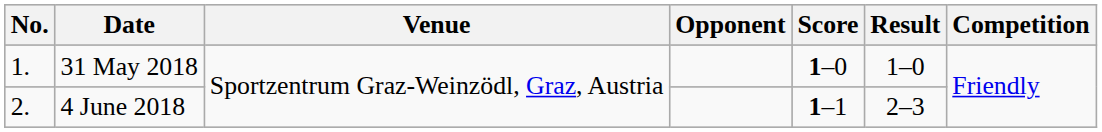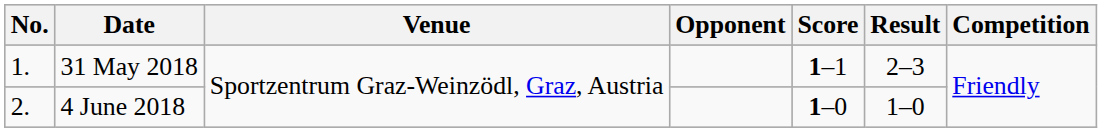(828, 65) 1–0 -> (828, 65) 1–1
(905, 65) 1–0 -> (905, 65) 2–3
(828, 106) 1–1 -> (828, 106) 1–0
(905, 106) 2–3 -> (905, 106) 1–0
